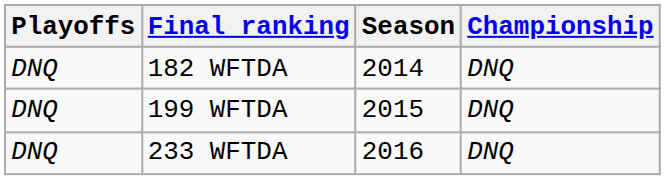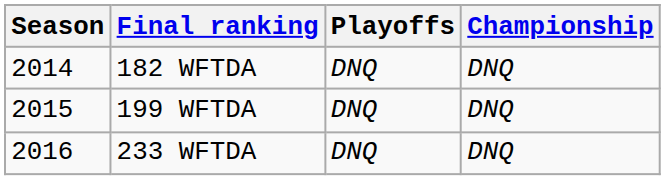columns swapped: (408, 26) <-> (73, 26)
